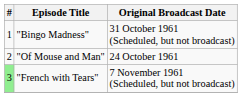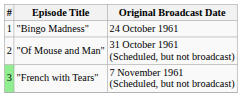(172, 34) 31 October 1961 (Scheduled, but not broadcast) -> (144, 28) 24 October 1961
(144, 56) 24 October 1961 -> (172, 50) 31 October 1961 (Scheduled, but not broadcast)
